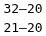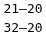rows swapped: (23, 8) <-> (23, 28)
